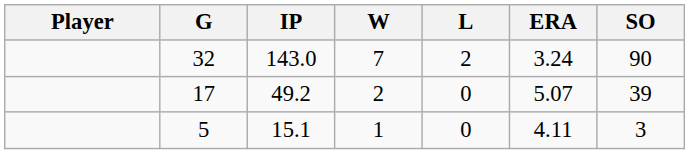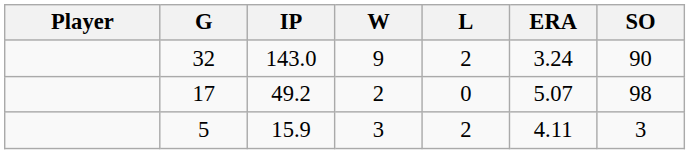(378, 58) 7 -> (378, 58) 9
(641, 93) 39 -> (641, 93) 98
(291, 129) 15.1 -> (291, 129) 15.9
(378, 129) 1 -> (378, 129) 3
(466, 129) 0 -> (466, 129) 2
